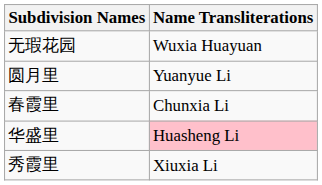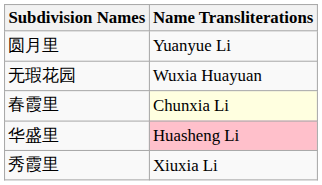rows swapped: (42, 45) <-> (34, 75)
(191, 105) no background -> (191, 105) lightyellow background
